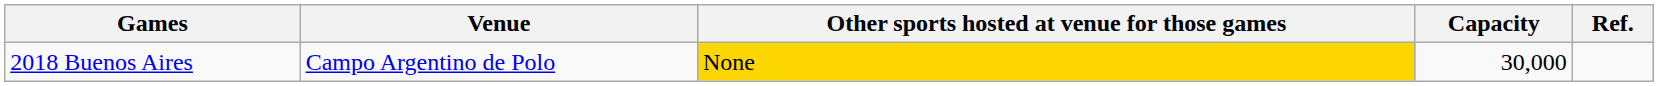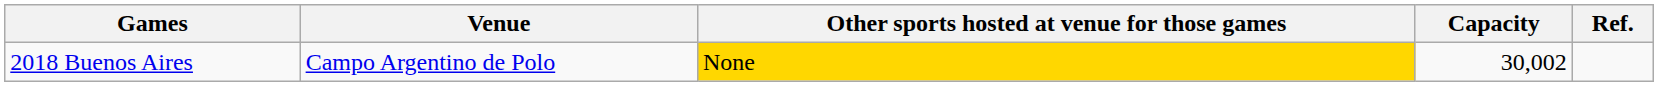(1534, 61) 30,000 -> (1534, 61) 30,002
